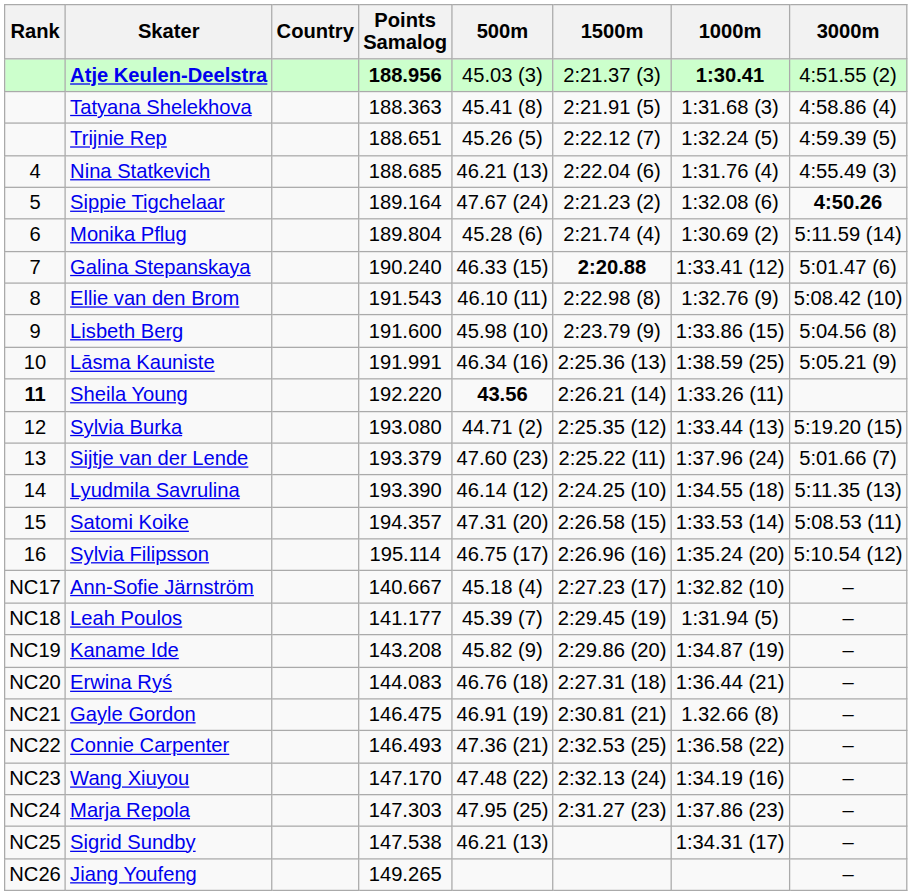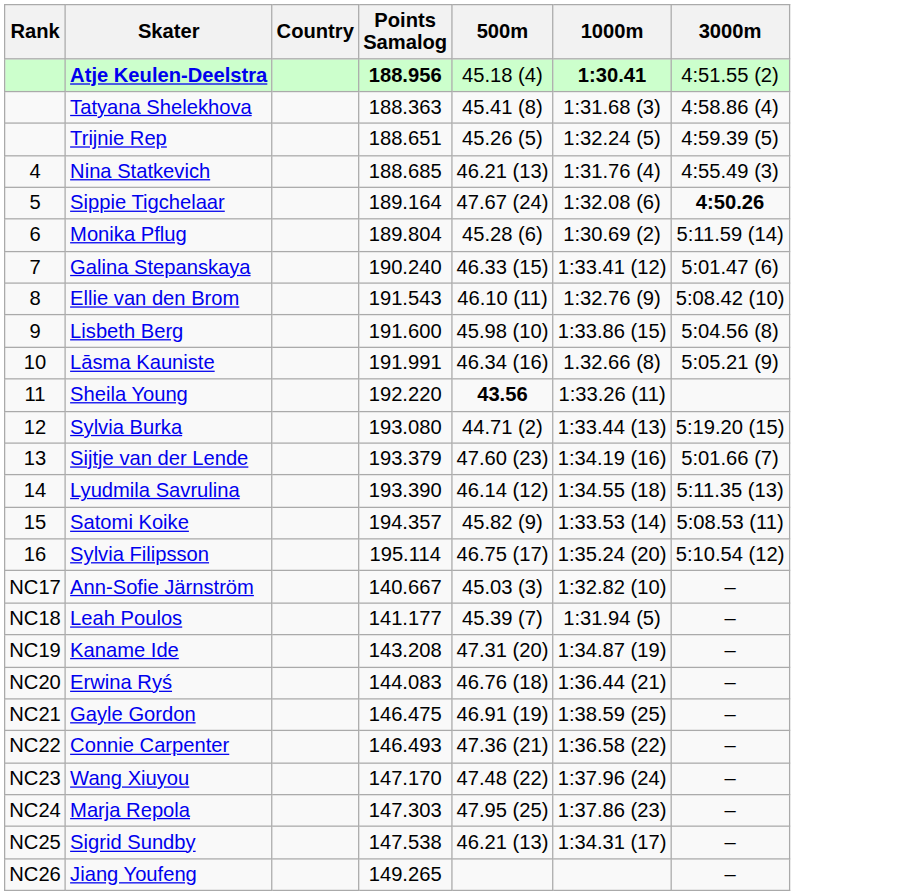- column: (612, 31)
(502, 75) 45.03 (3) -> (502, 75) 45.18 (4)
(730, 362) 1:38.59 (25) -> (612, 362) 1.32.66 (8)
(35, 394) bold -> (35, 394) normal
(730, 458) 1:37.96 (24) -> (612, 458) 1:34.19 (16)
(502, 522) 47.31 (20) -> (502, 522) 45.82 (9)
(502, 586) 45.18 (4) -> (502, 586) 45.03 (3)
(502, 650) 45.82 (9) -> (502, 650) 47.31 (20)
(730, 714) 1.32.66 (8) -> (612, 714) 1:38.59 (25)
(730, 778) 1:34.19 (16) -> (612, 778) 1:37.96 (24)
